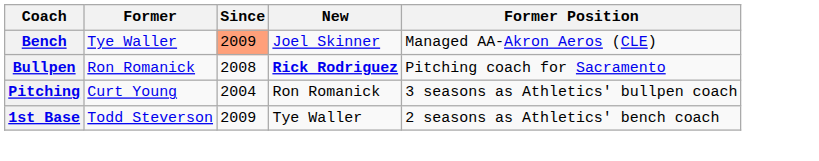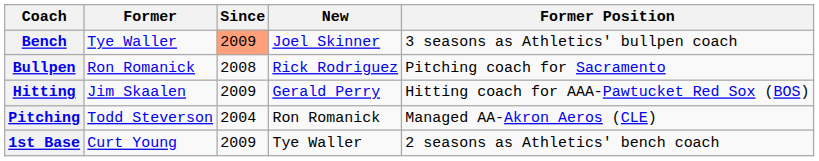(531, 42) Managed AA-Akron Aeros (CLE) -> (571, 42) 3 seasons as Athletics' bullpen coach
(335, 67) bold -> (335, 67) normal
+ row: (44, 92)
(132, 92) Curt Young -> (150, 118) Todd Steverson
(571, 92) 3 seasons as Athletics' bullpen coach -> (531, 118) Managed AA-Akron Aeros (CLE)
(150, 118) Todd Steverson -> (132, 143) Curt Young
